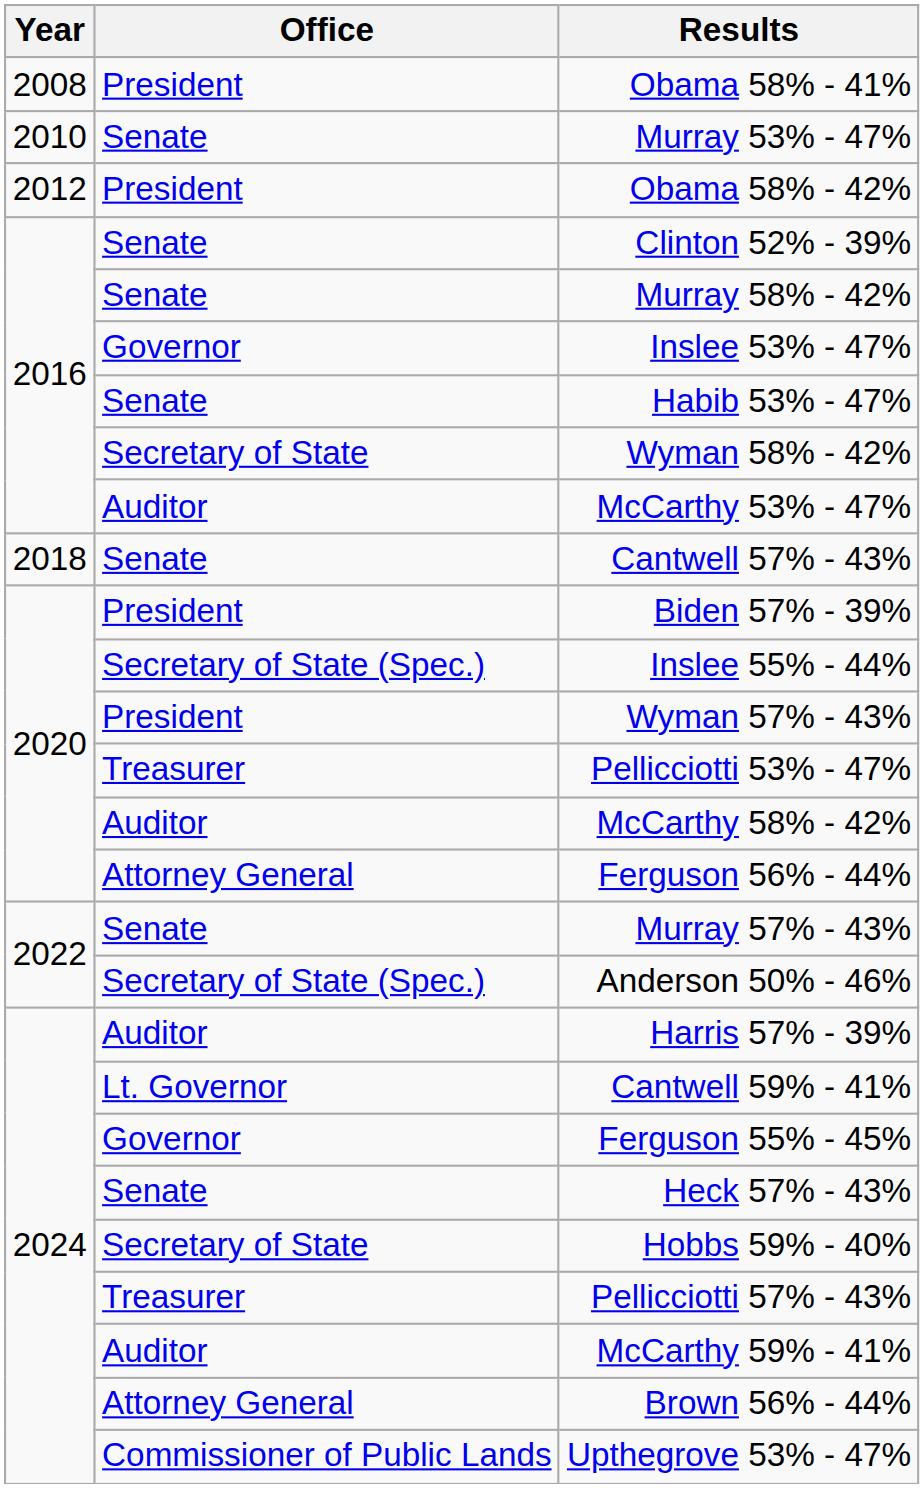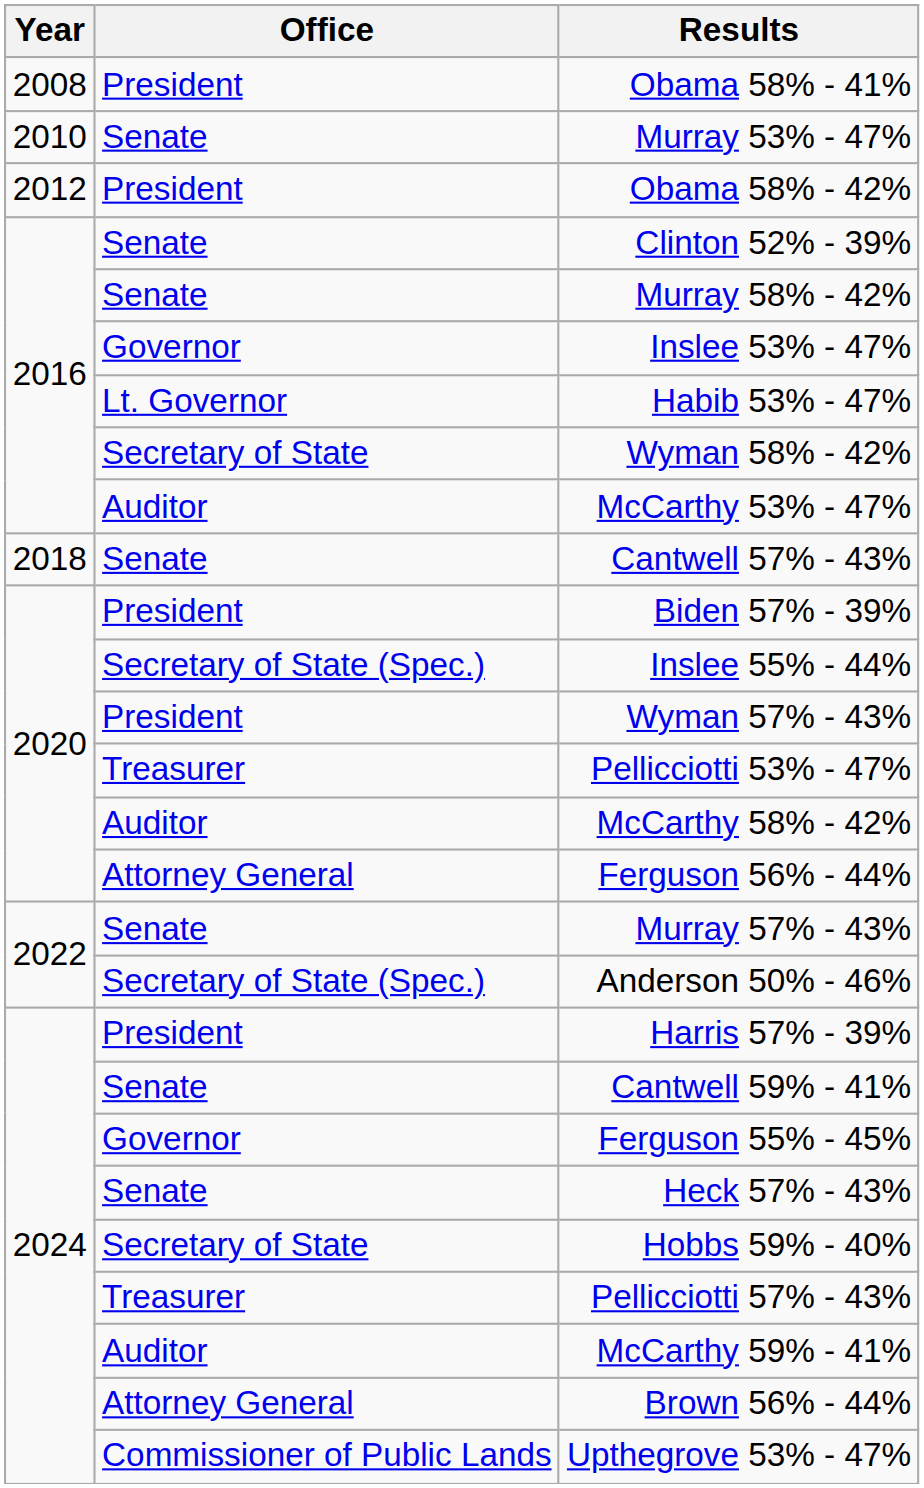(155, 400) Senate -> (195, 400) Lt. Governor
(155, 1033) Auditor -> (172, 1033) President
(195, 1086) Lt. Governor -> (155, 1086) Senate
